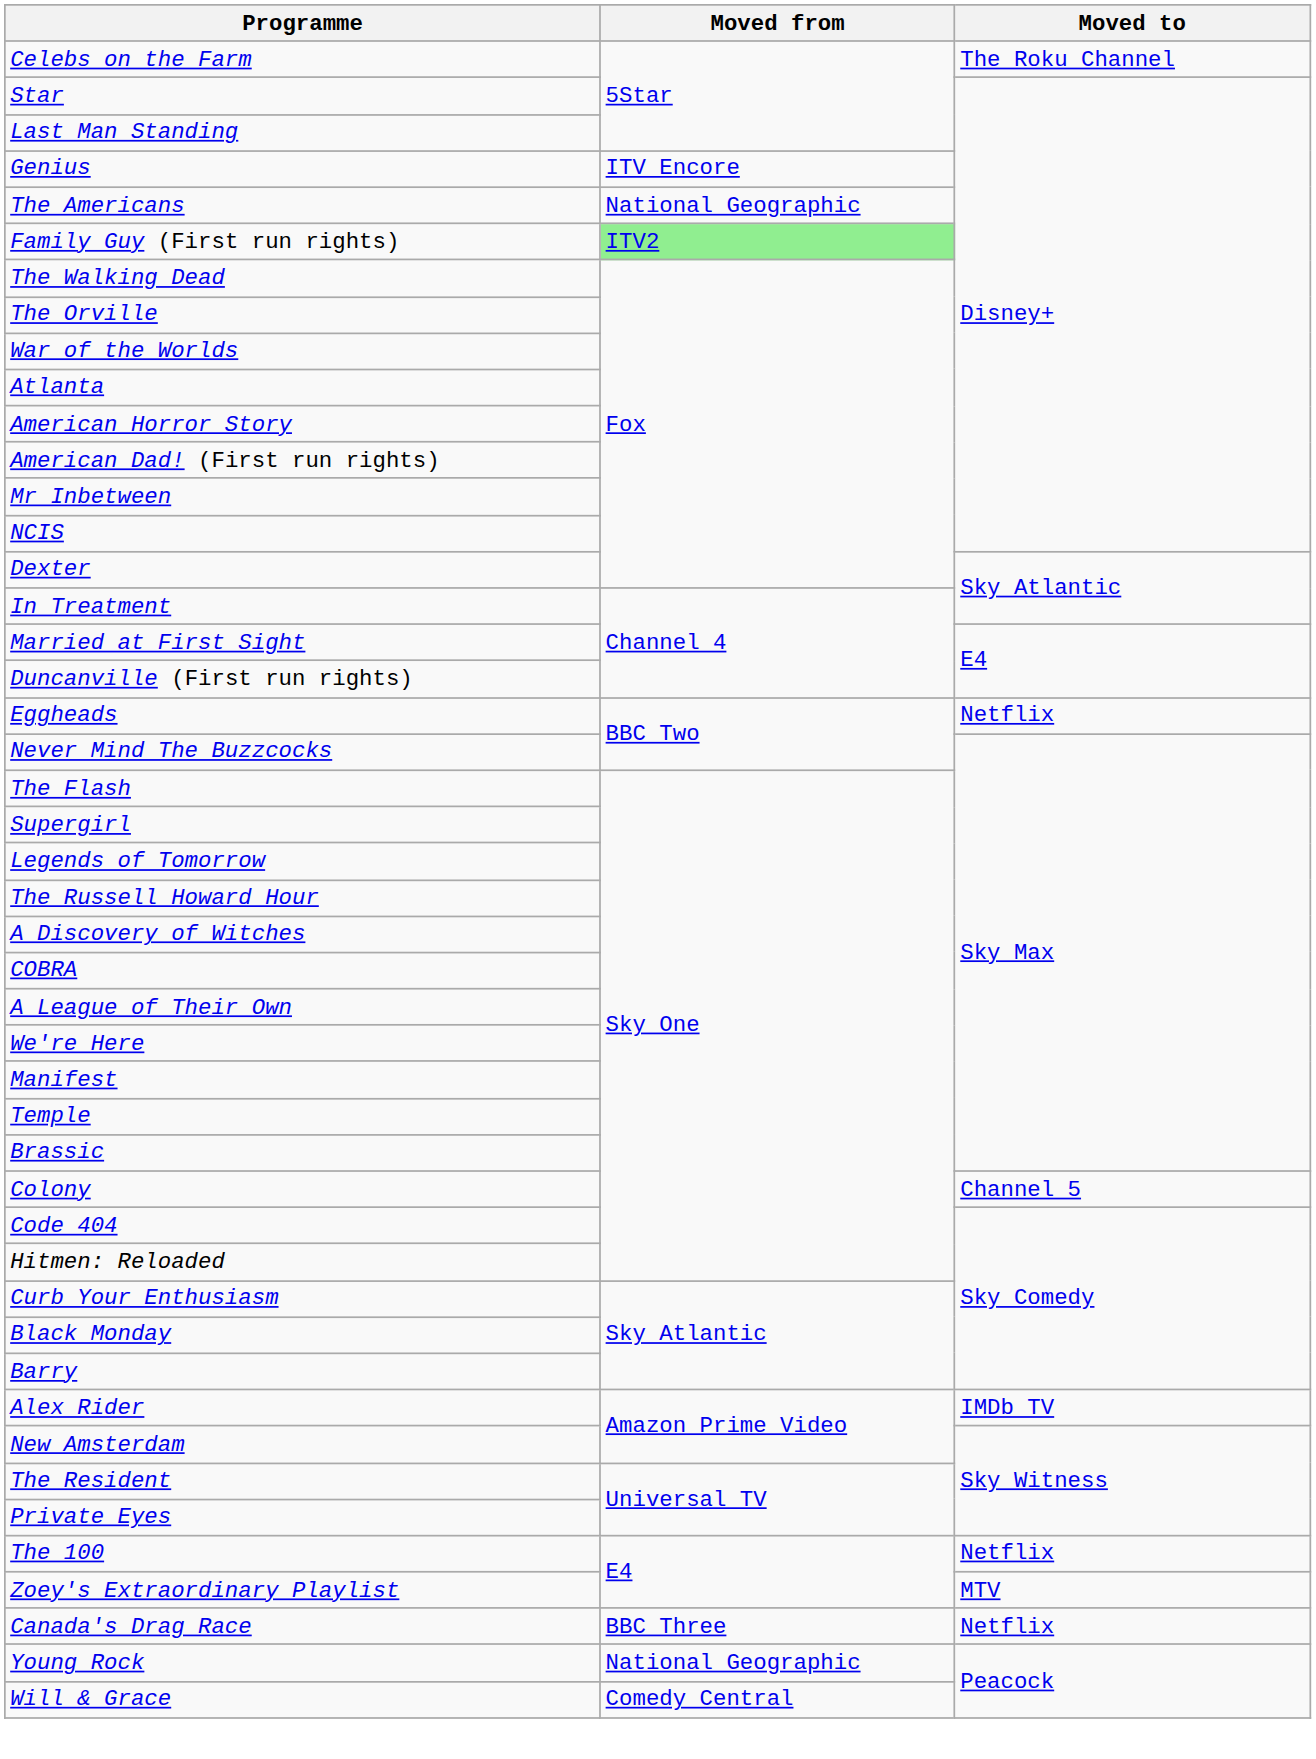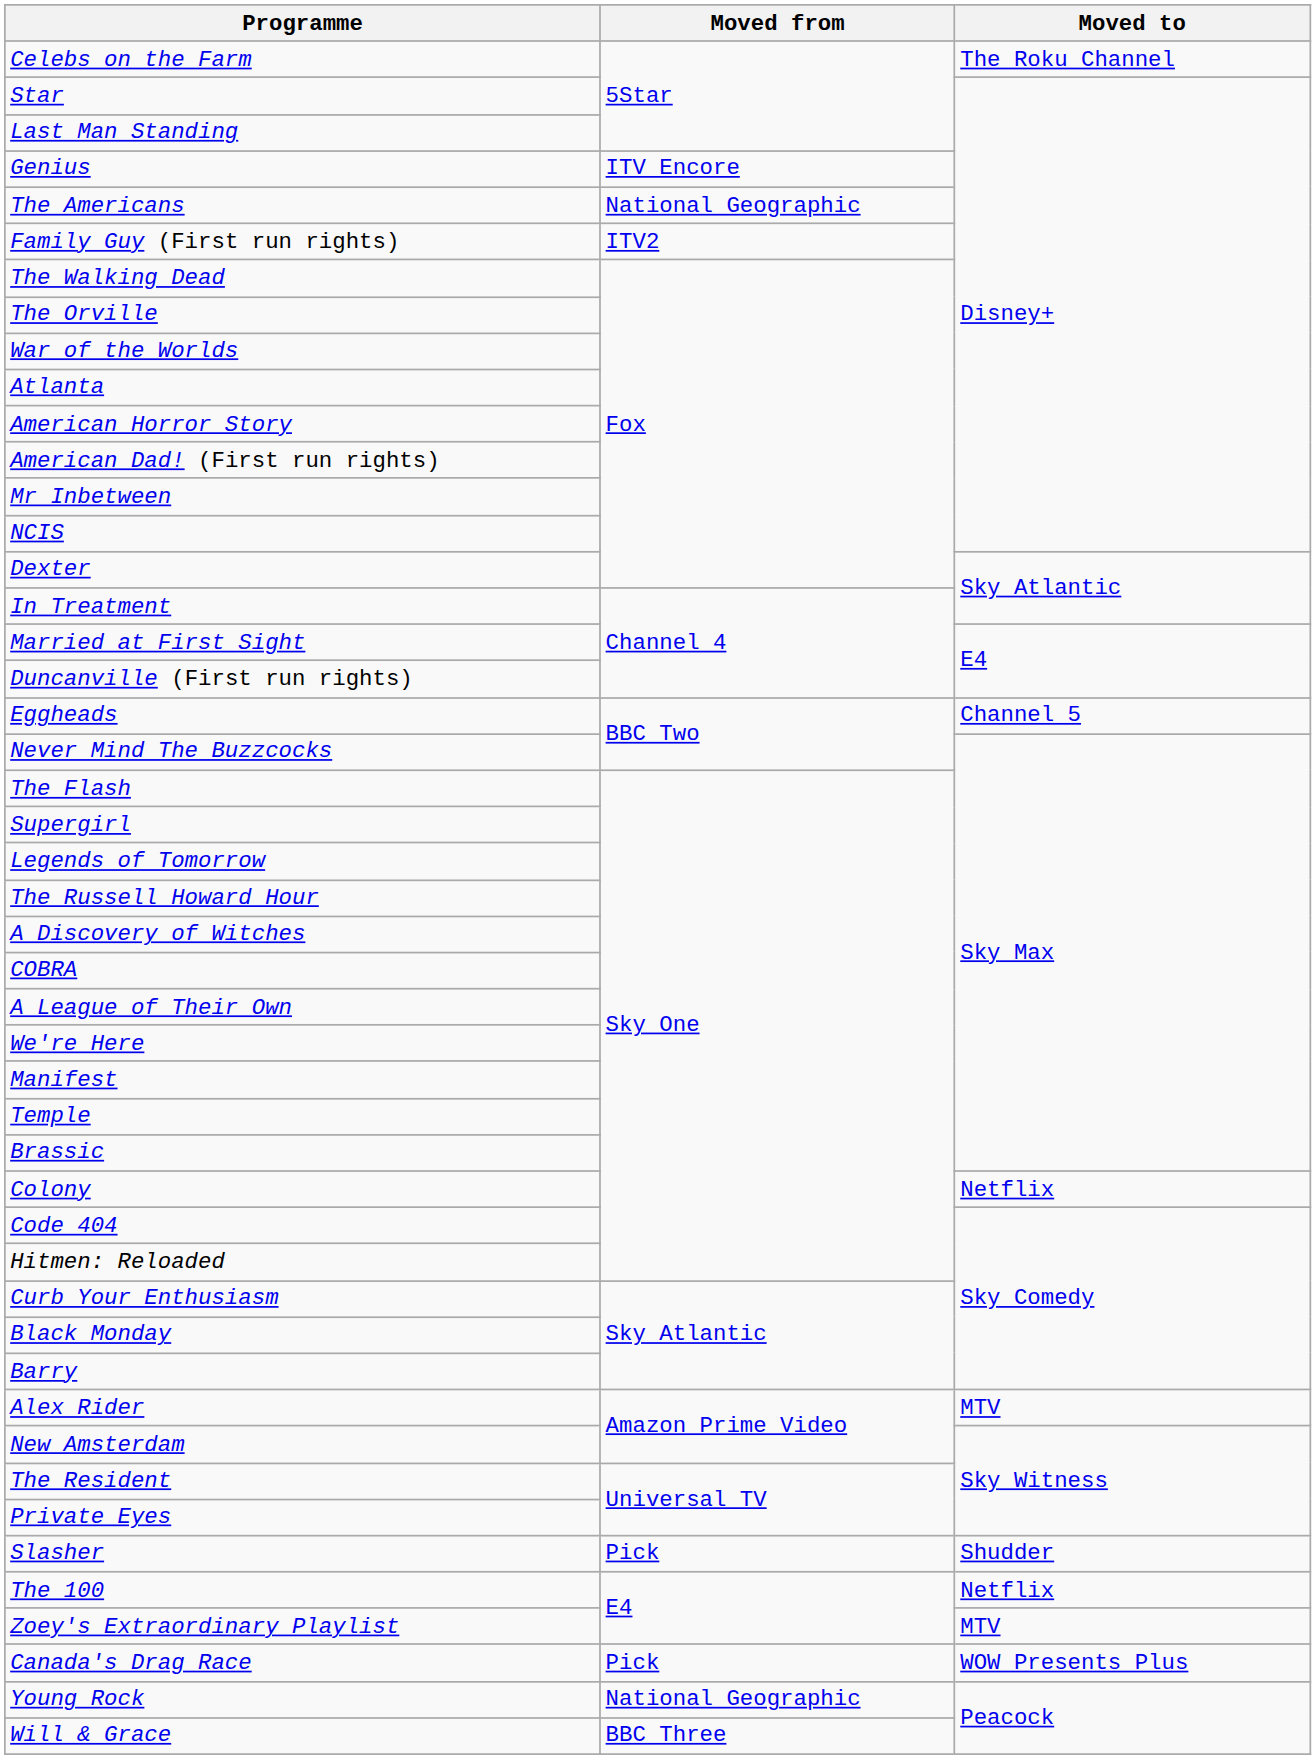(632, 242) lightgreen background -> (632, 242) no background
(1007, 715) Netflix -> (1021, 715) Channel 5
(1021, 1189) Channel 5 -> (1007, 1189) Netflix
(1007, 1408) IMDb TV -> (980, 1408) MTV
+ row: (57, 1554)
(666, 1627) BBC Three -> (632, 1663) Pick
(1007, 1627) Netflix -> (1074, 1663) WOW Presents Plus
(700, 1699) Comedy Central -> (666, 1736) BBC Three
